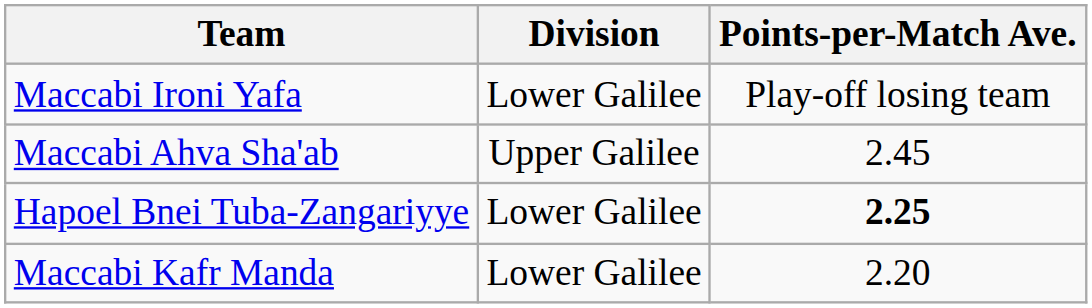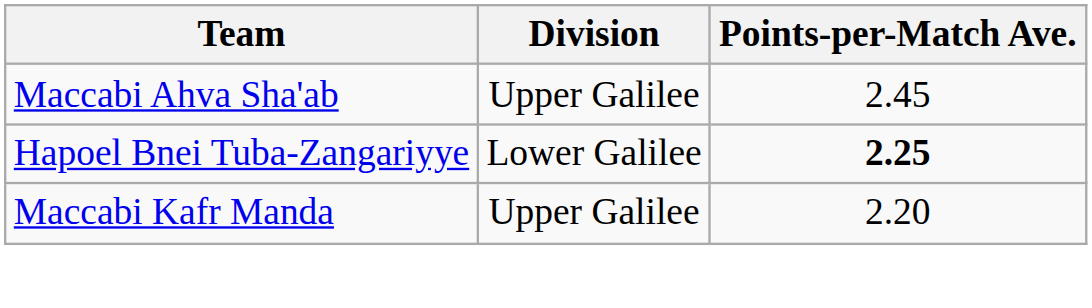- row: (158, 93)
(594, 271) Lower Galilee -> (594, 212) Upper Galilee
